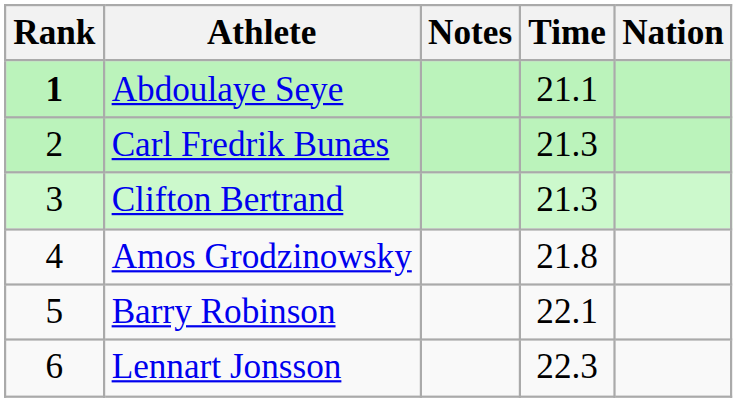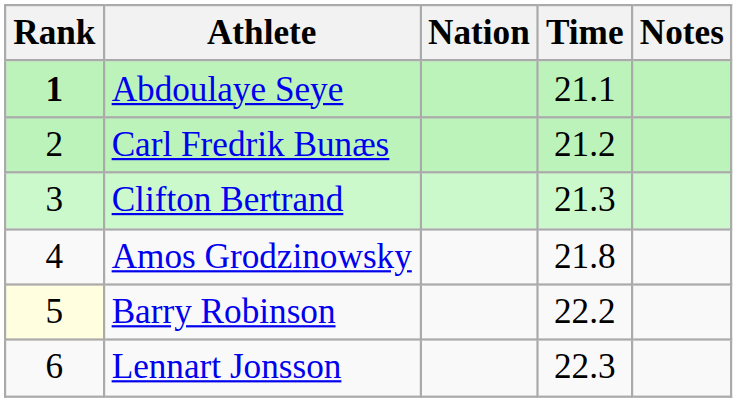columns swapped: (673, 32) <-> (470, 32)
(567, 144) 21.3 -> (585, 144) 21.2
(54, 311) no background -> (54, 311) lightyellow background
(567, 311) 22.1 -> (585, 311) 22.2
